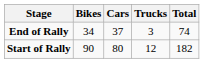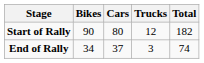rows swapped: (39, 48) <-> (39, 30)
